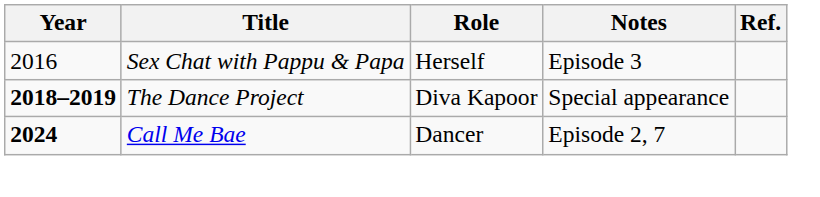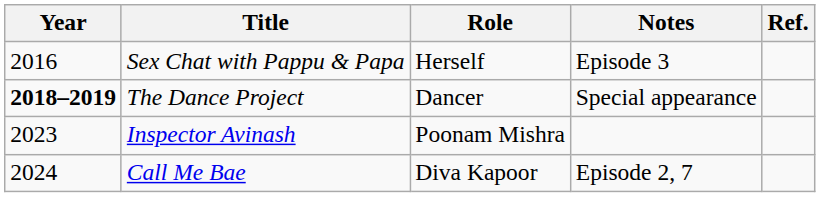(476, 97) Diva Kapoor -> (449, 97) Dancer
+ row: (211, 135)
(34, 135) bold -> (34, 172) normal
(449, 135) Dancer -> (476, 172) Diva Kapoor
